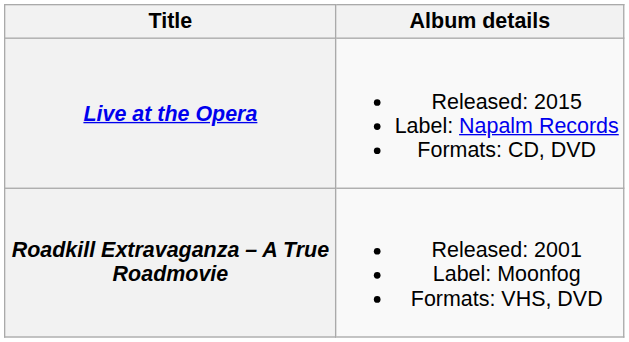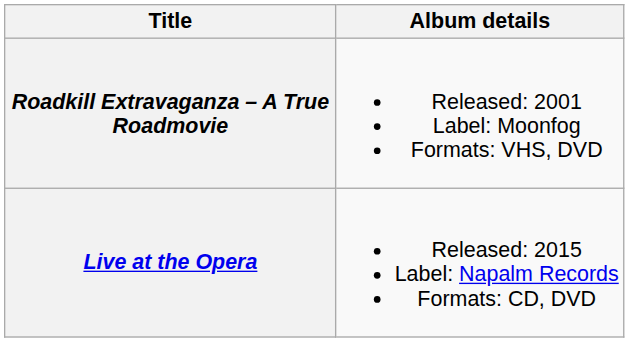rows swapped: (170, 262) <-> (170, 113)
